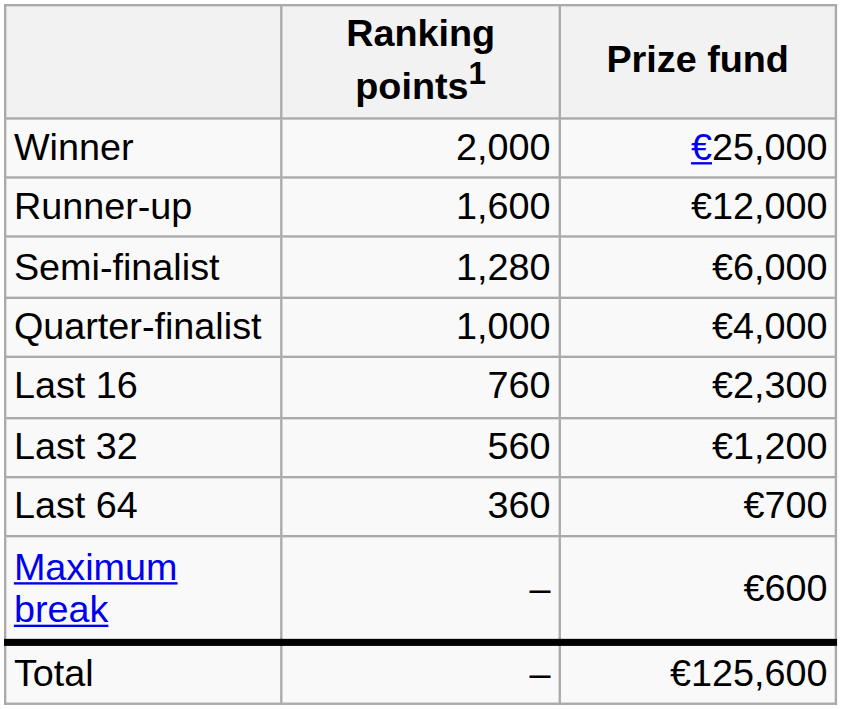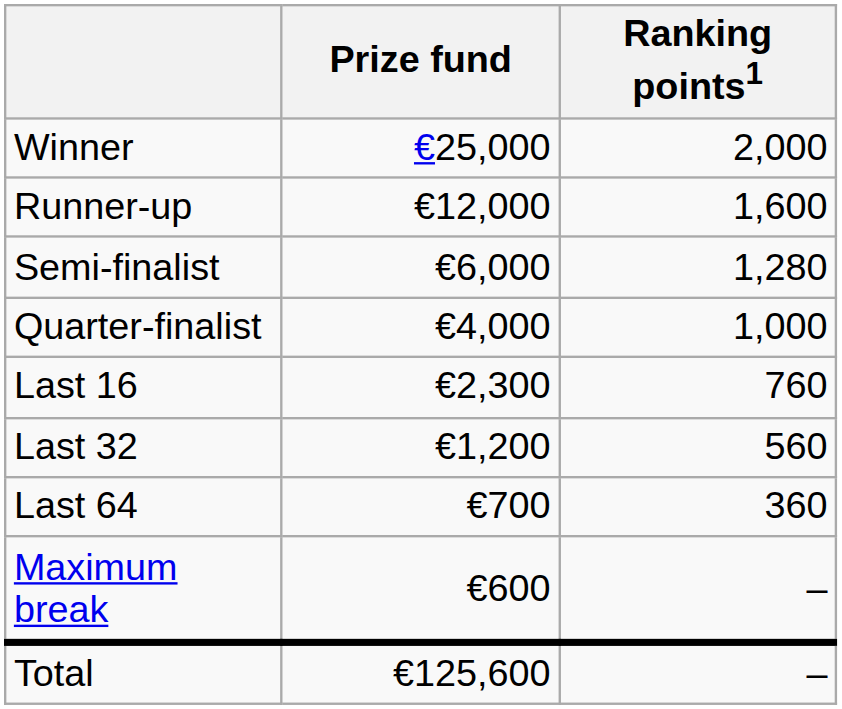columns swapped: (698, 60) <-> (421, 60)
